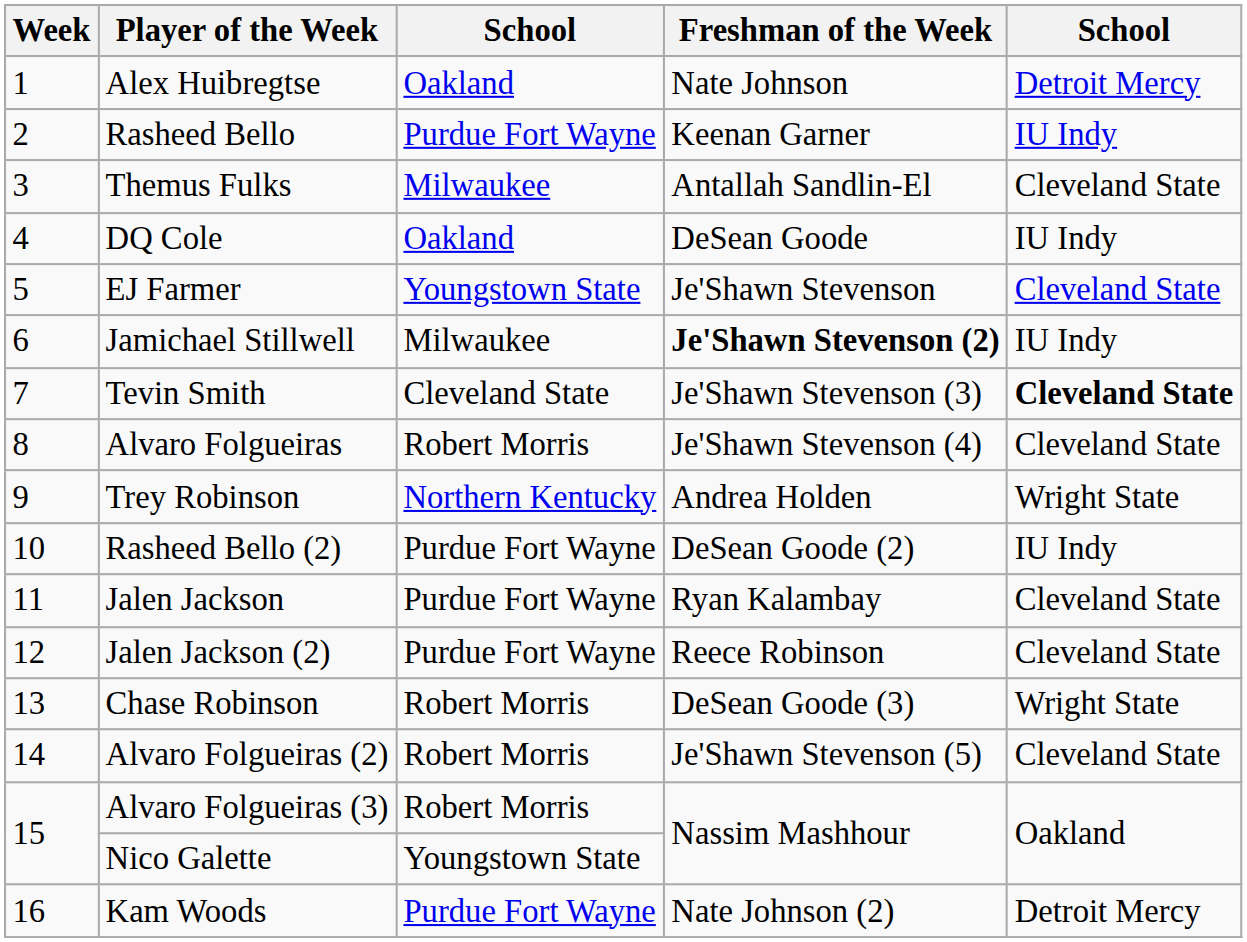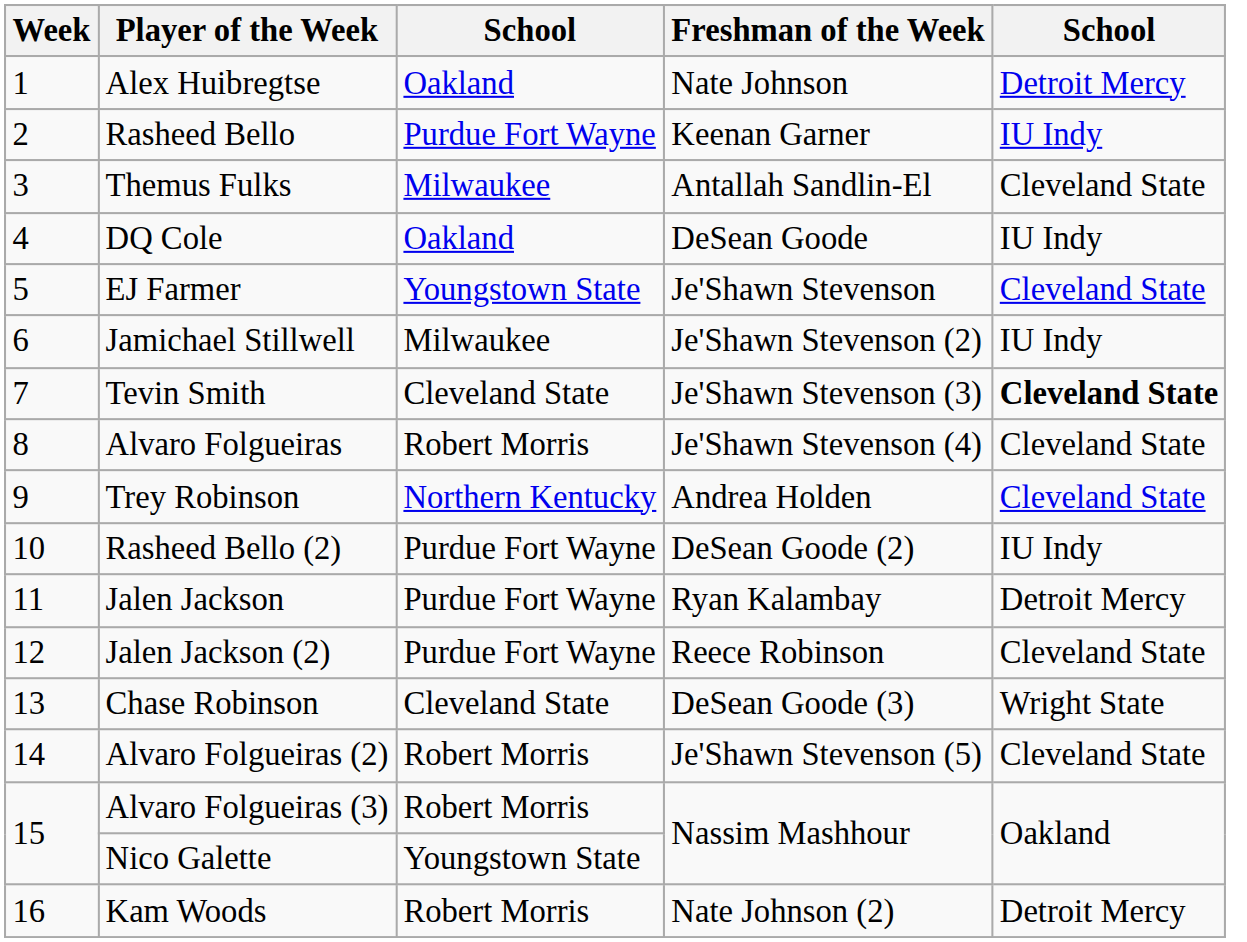(835, 340) bold -> (827, 340) normal
(1097, 496) Wright State -> (1103, 496) Cleveland State
(1118, 599) Cleveland State -> (1093, 599) Detroit Mercy
(496, 703) Robert Morris -> (506, 703) Cleveland State
(530, 910) Purdue Fort Wayne -> (496, 910) Robert Morris
